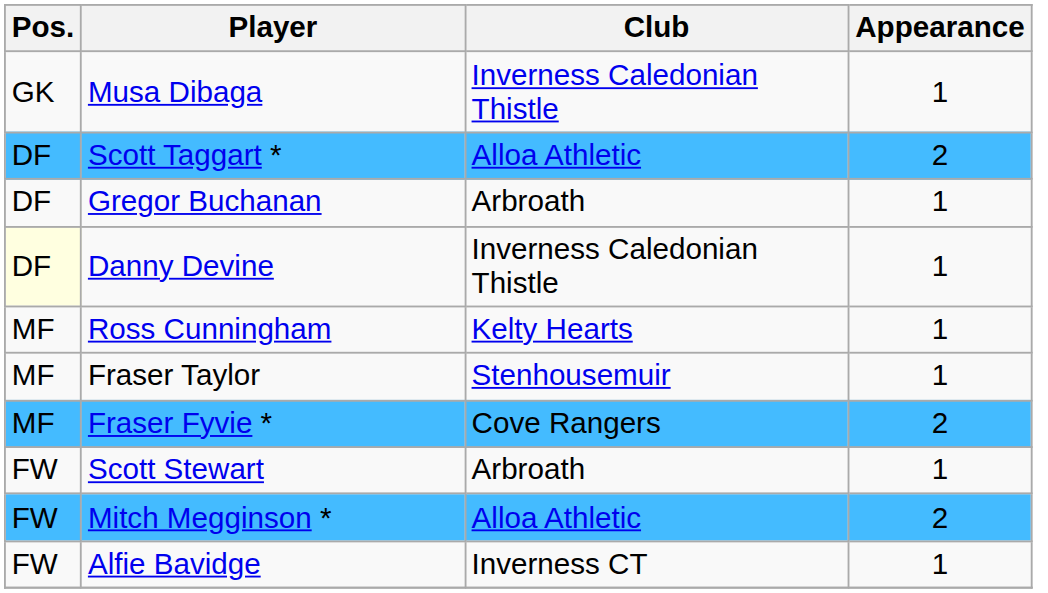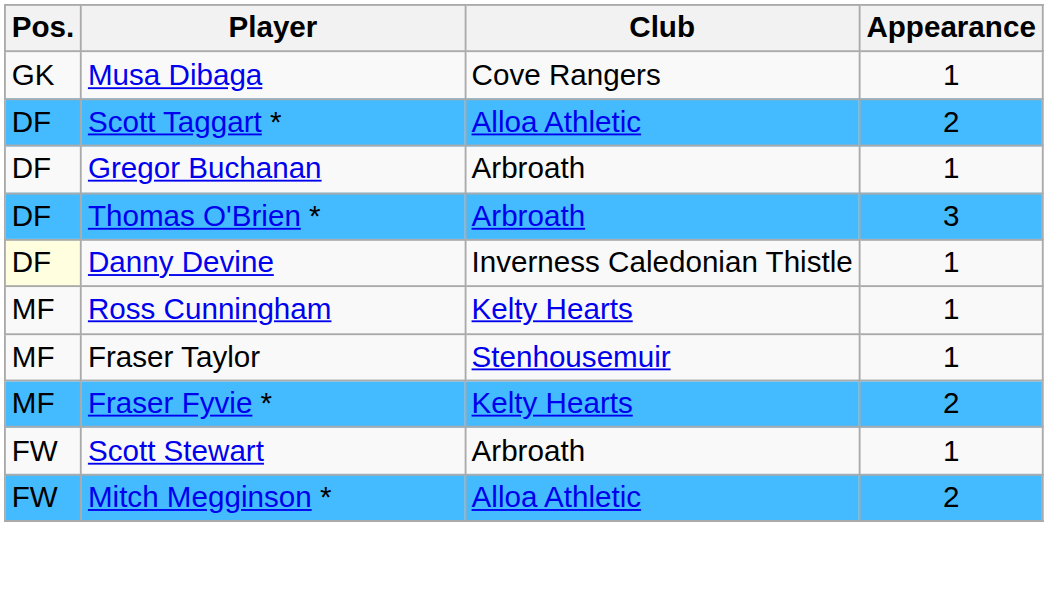(615, 91) Inverness Caledonian Thistle -> (566, 74) Cove Rangers
+ row: (204, 215)
(566, 423) Cove Rangers -> (552, 403) Kelty Hearts
- row: (174, 564)
